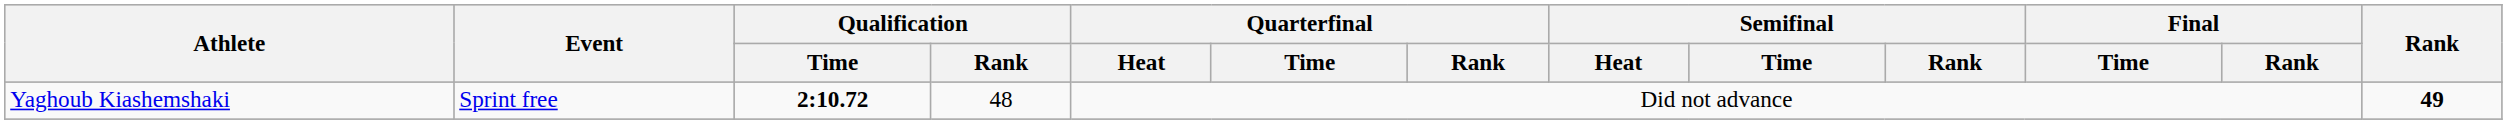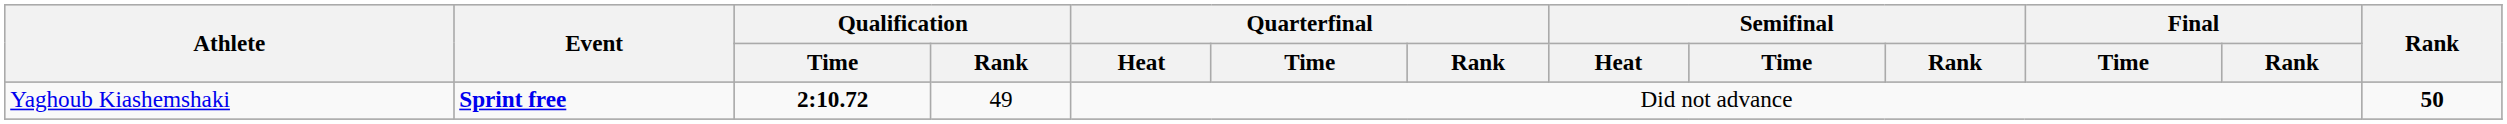(508, 100) normal -> (513, 100) bold
(1001, 100) 48 -> (1001, 100) 49
(2432, 100) 49 -> (2432, 100) 50
